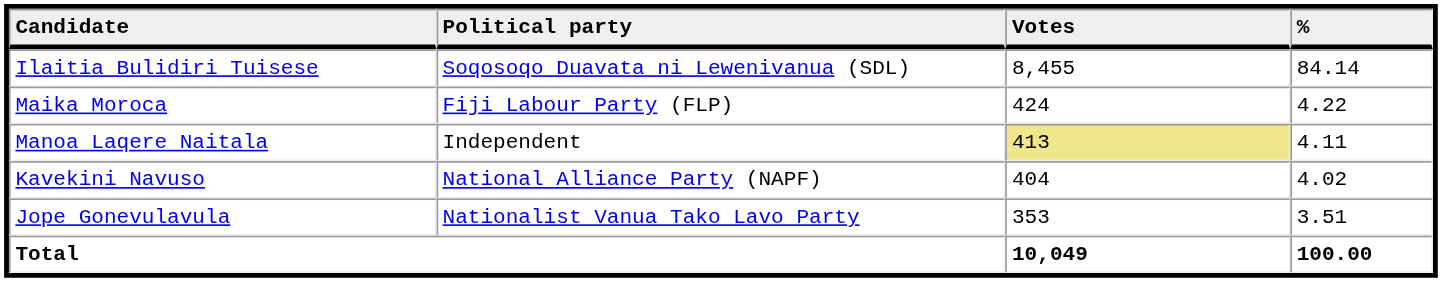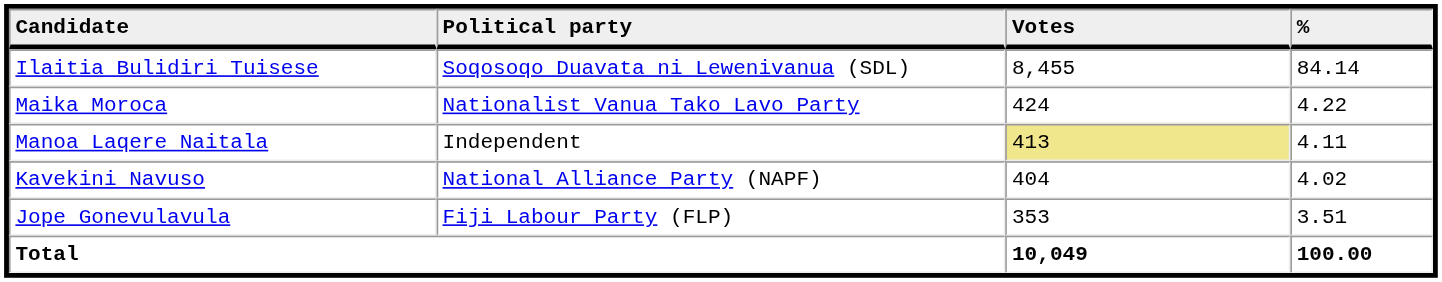(588, 105) Fiji Labour Party (FLP) -> (651, 105) Nationalist Vanua Tako Lavo Party
(651, 217) Nationalist Vanua Tako Lavo Party -> (588, 217) Fiji Labour Party (FLP)
